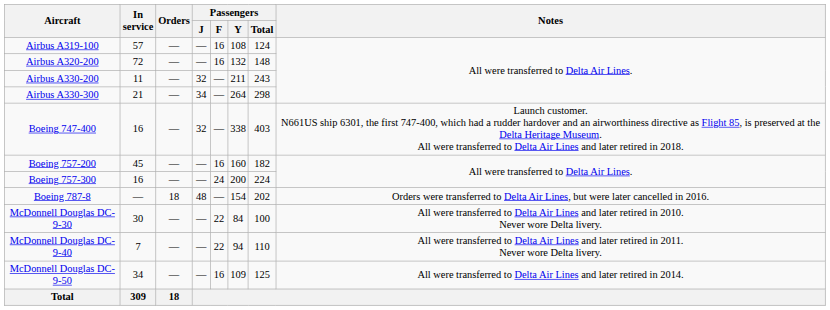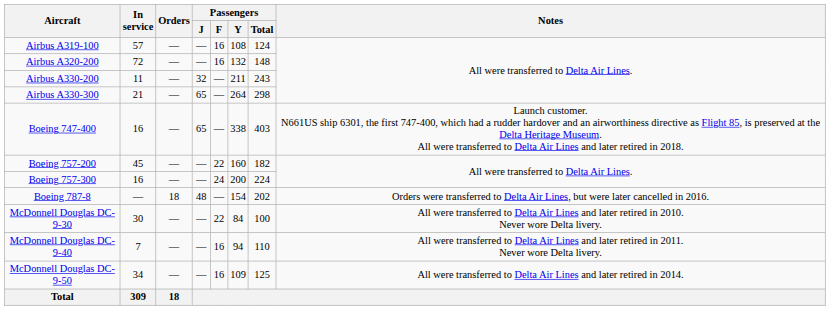(201, 95) 34 -> (201, 95) 65
(201, 129) 32 -> (201, 129) 65
(219, 163) 16 -> (219, 163) 22
(219, 246) 22 -> (219, 246) 16
